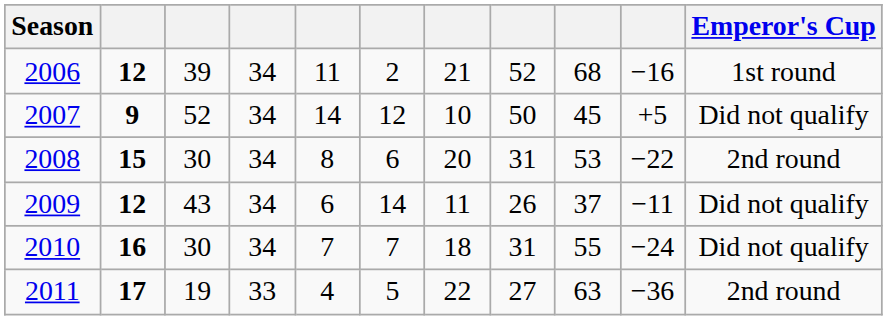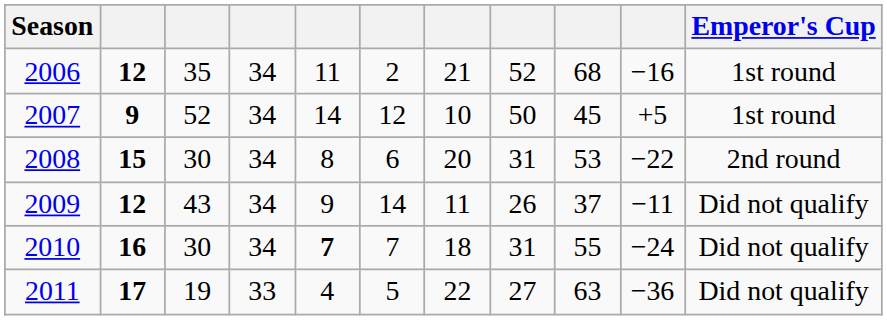(197, 70) 39 -> (197, 70) 35
(784, 114) Did not qualify -> (784, 114) 1st round
(327, 203) 6 -> (327, 203) 9
(327, 247) normal -> (327, 247) bold
(784, 291) 2nd round -> (784, 291) Did not qualify
